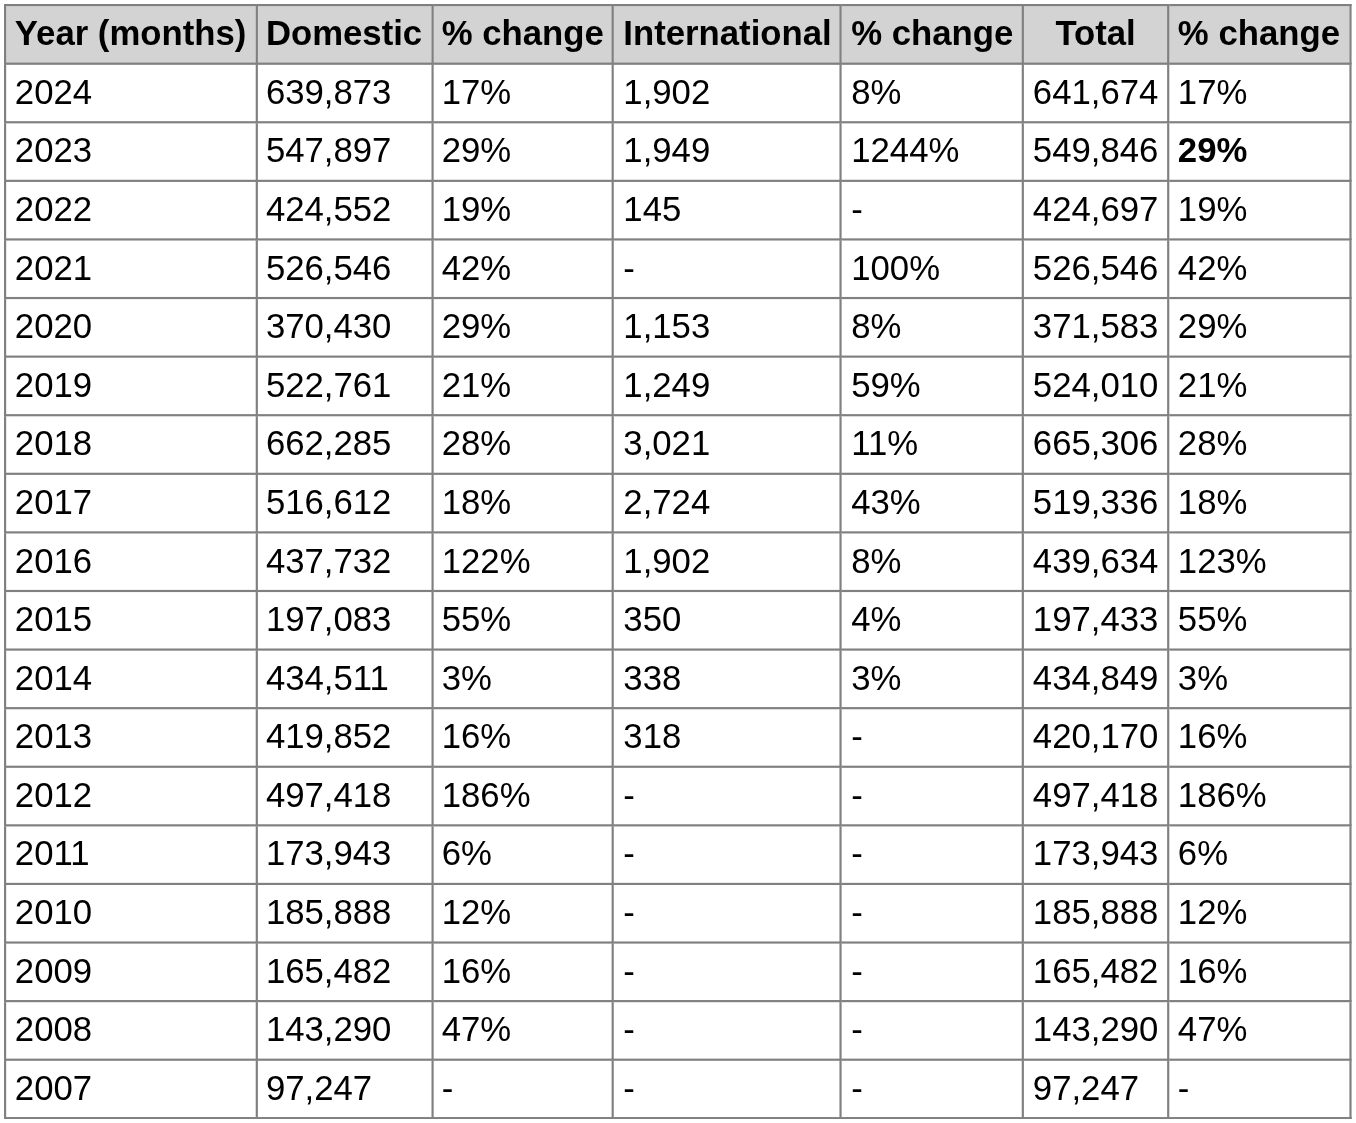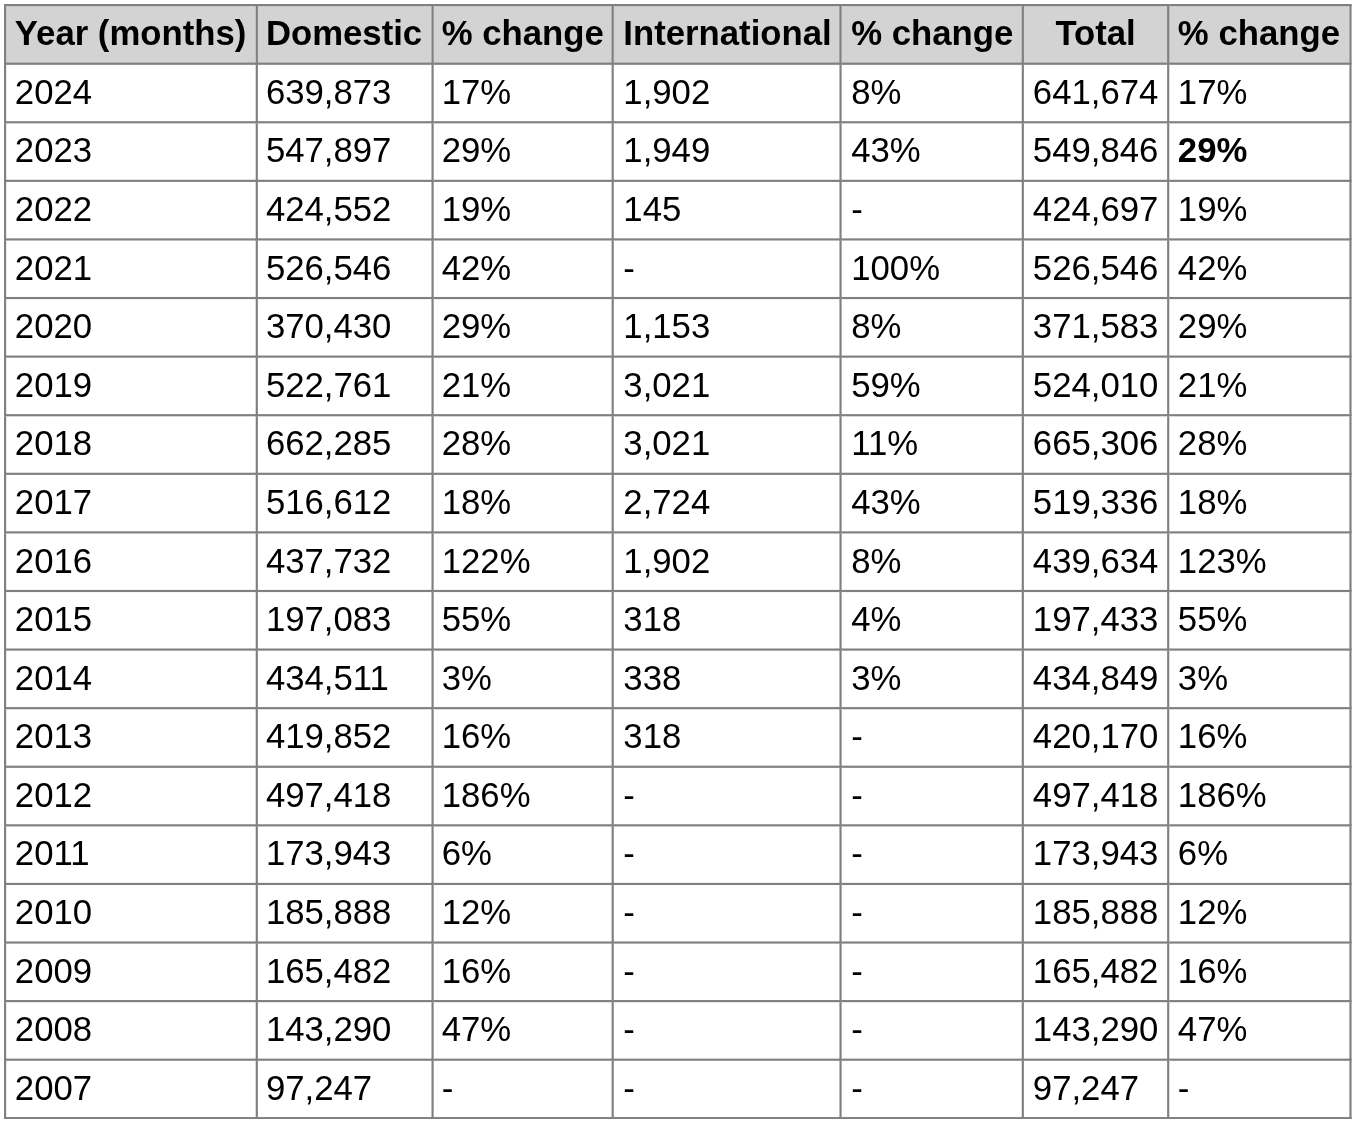(905, 150) 1244% -> (886, 150) 43%
(667, 385) 1,249 -> (667, 385) 3,021
(652, 619) 350 -> (652, 619) 318
